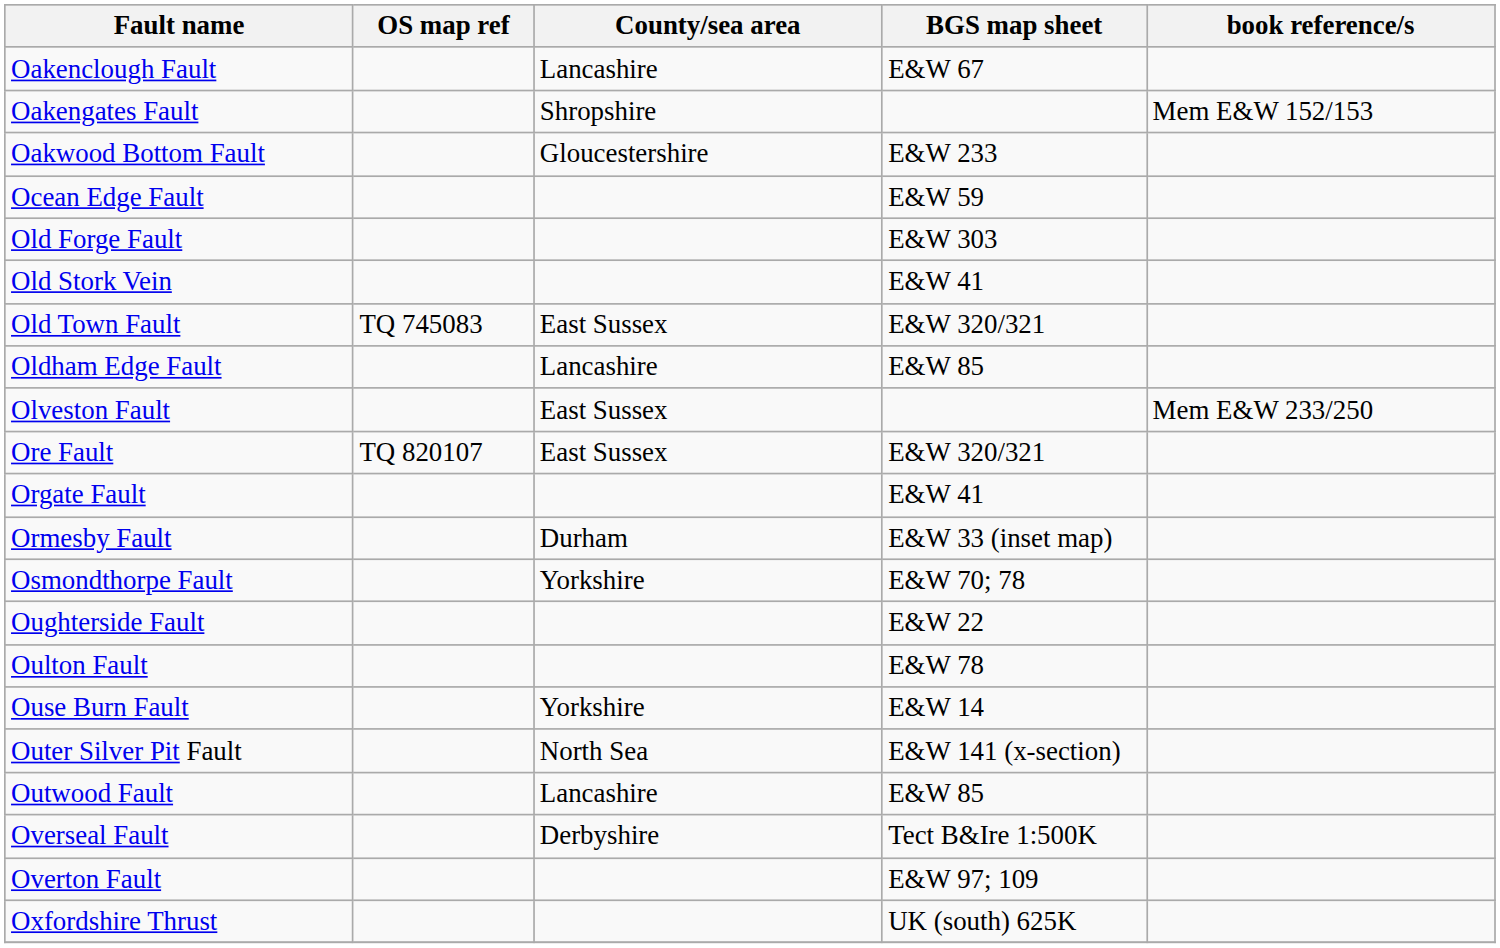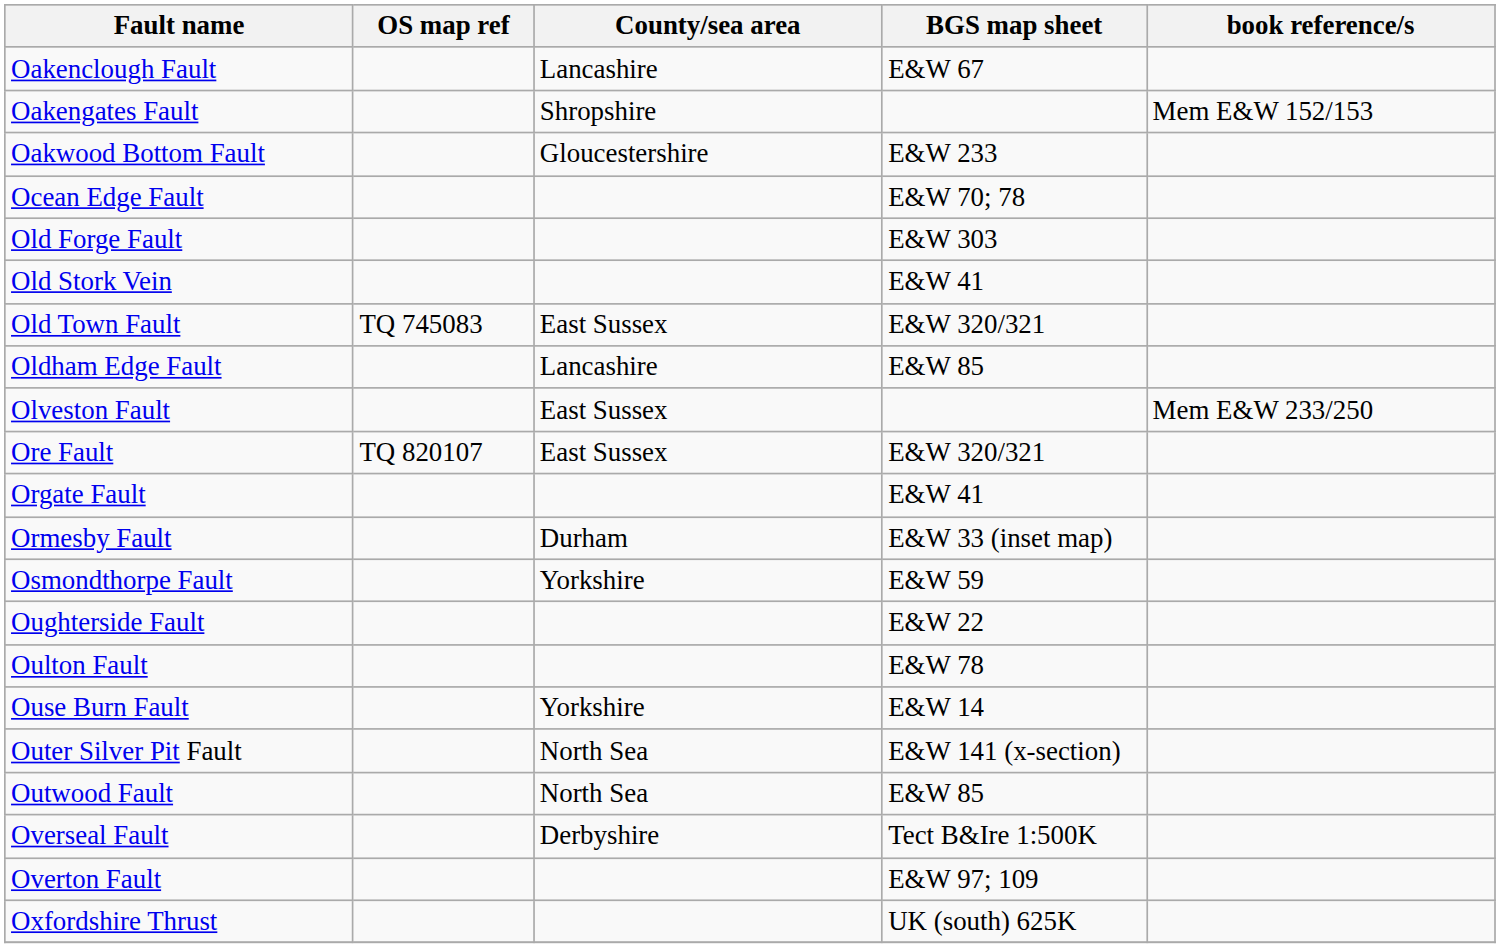(936, 196) E&W 59 -> (957, 196) E&W 70; 78
(957, 580) E&W 70; 78 -> (936, 580) E&W 59
(599, 793) Lancashire -> (594, 793) North Sea
